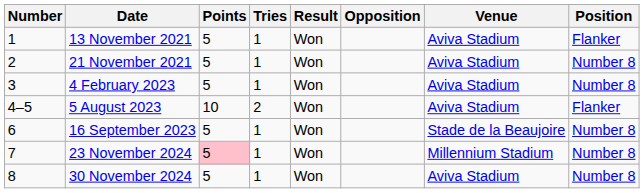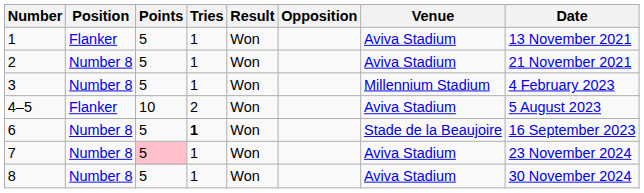columns swapped: (604, 16) <-> (132, 16)
(473, 85) Aviva Stadium -> (427, 85) Millennium Stadium
(257, 130) normal -> (194, 130) bold
(490, 153) Millennium Stadium -> (410, 153) Aviva Stadium
